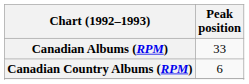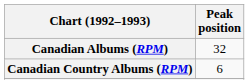(220, 48) 33 -> (220, 48) 32
